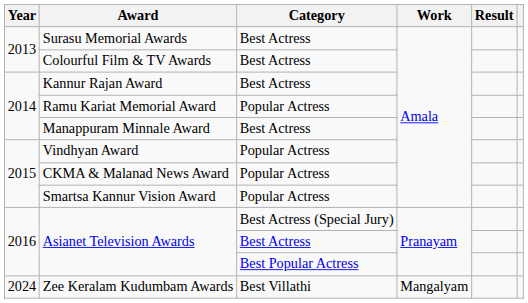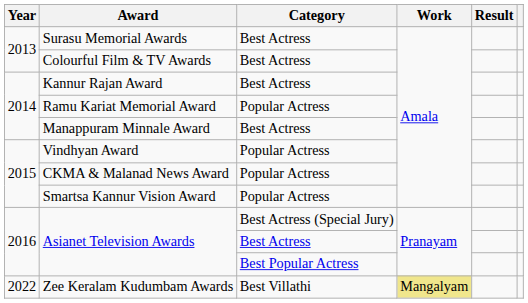(22, 286) 2024 -> (22, 286) 2022
(434, 286) no background -> (434, 286) khaki background
